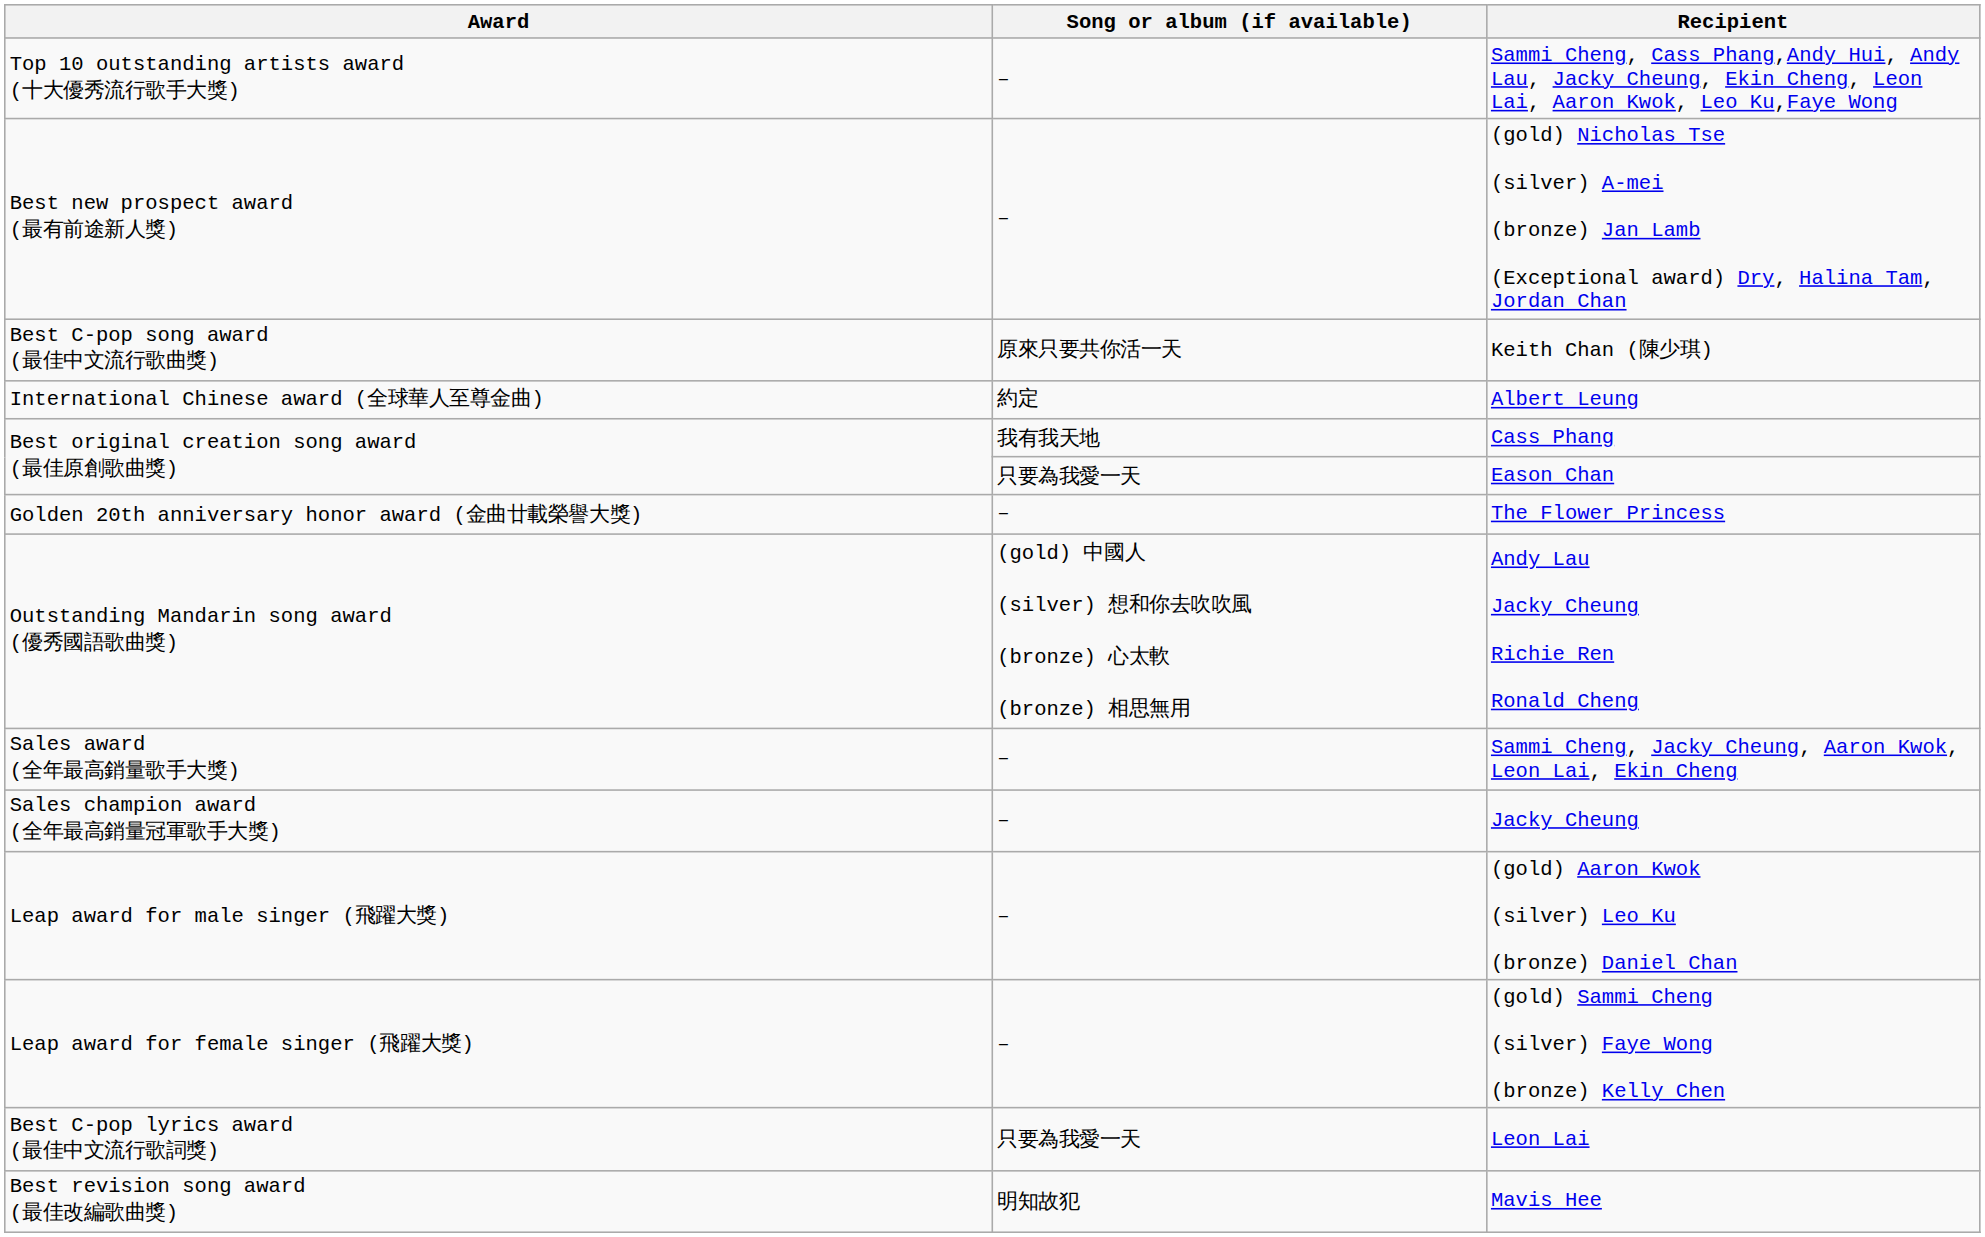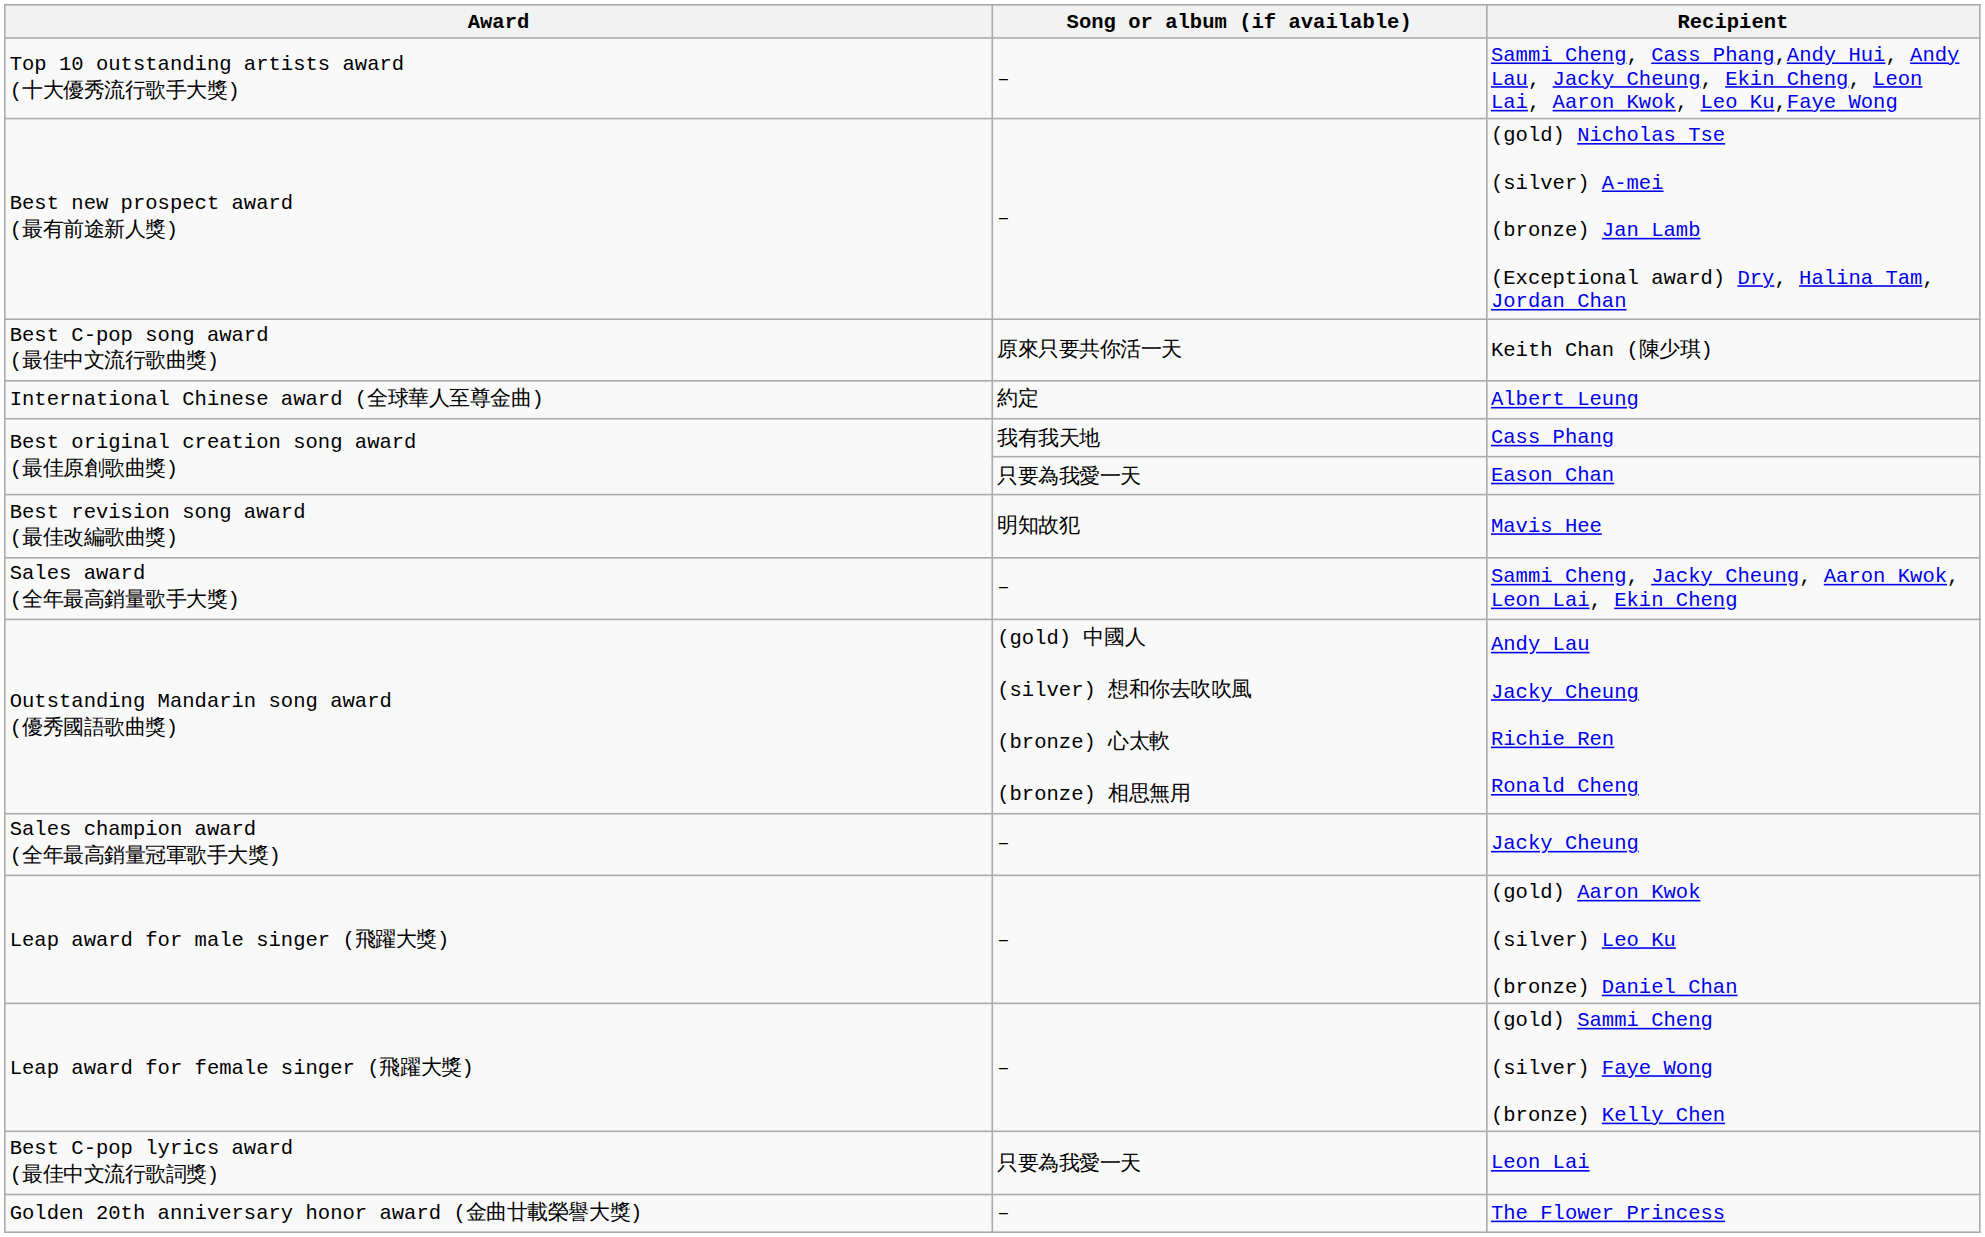rows swapped: (1546, 1201) <-> (1608, 514)
rows swapped: (1565, 631) <-> (1725, 759)
